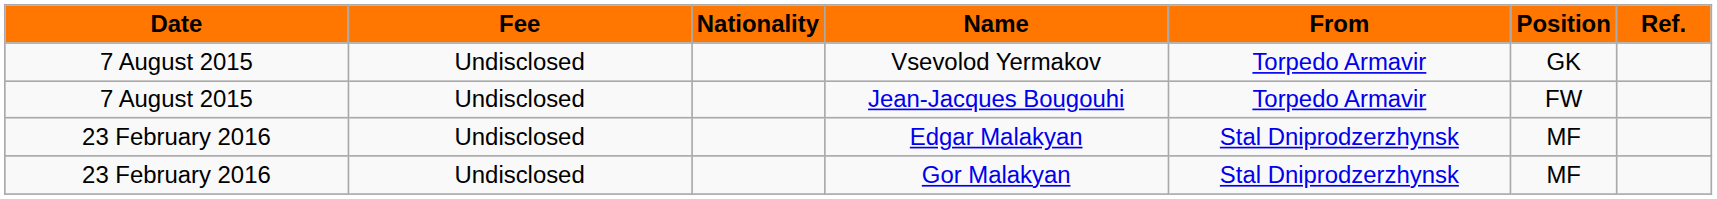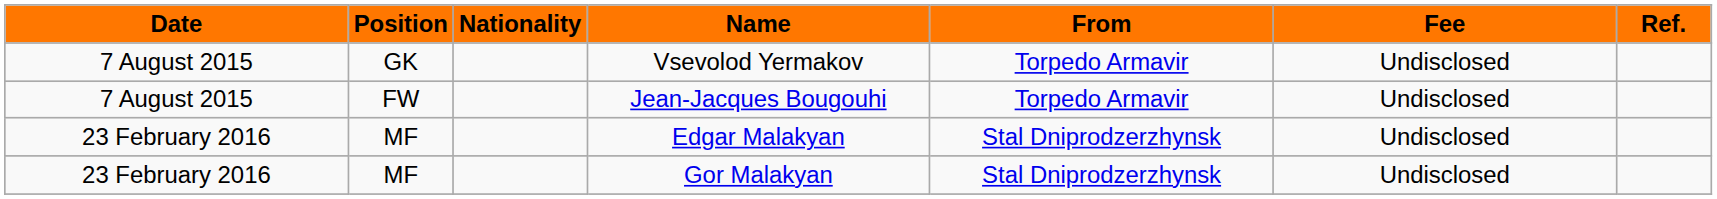columns swapped: (1564, 24) <-> (520, 24)
